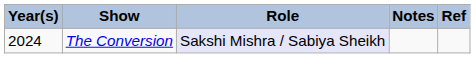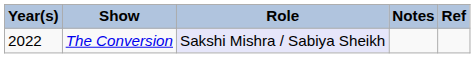(25, 40) 2024 -> (25, 40) 2022
